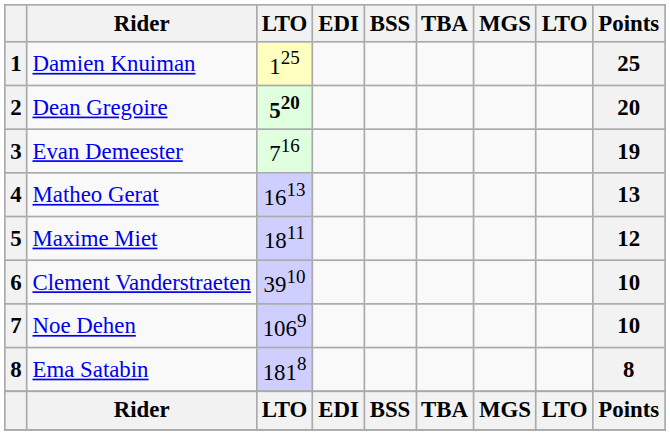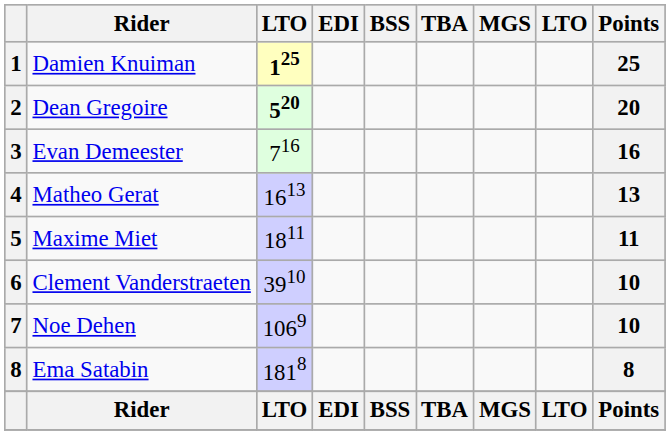(285, 63) normal -> (285, 63) bold
(629, 150) 19 -> (629, 150) 16
(629, 238) 12 -> (629, 238) 11
